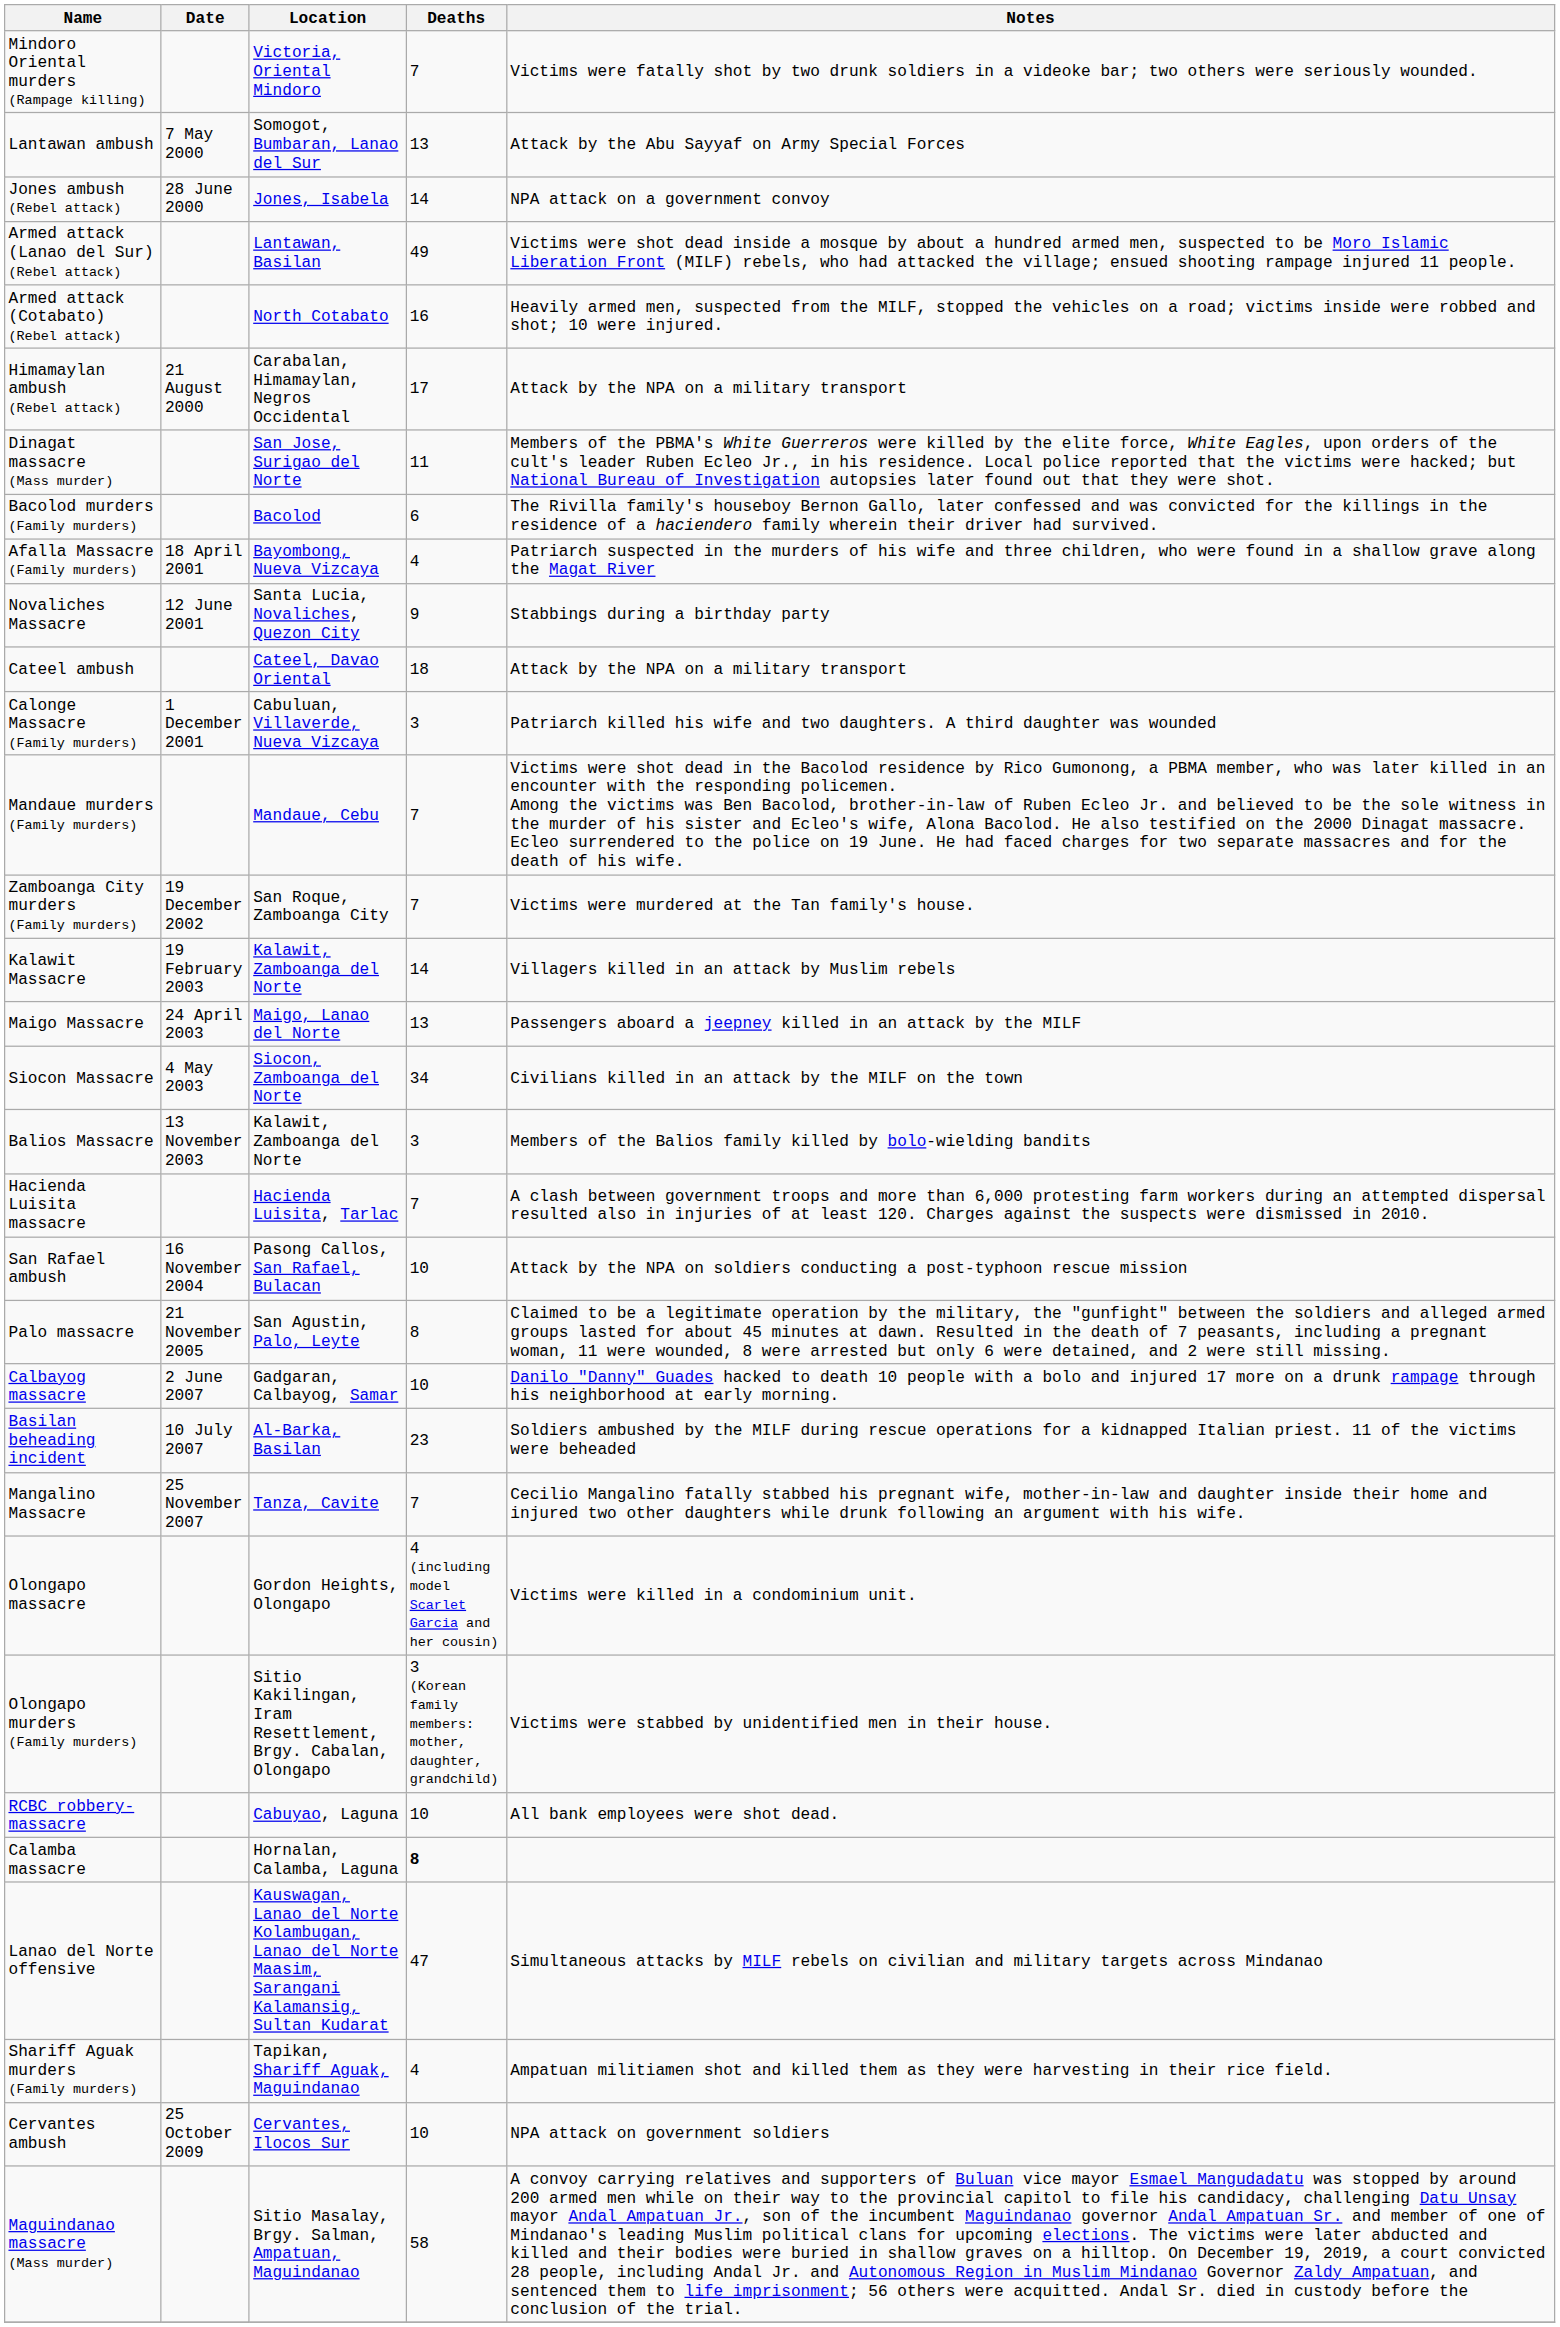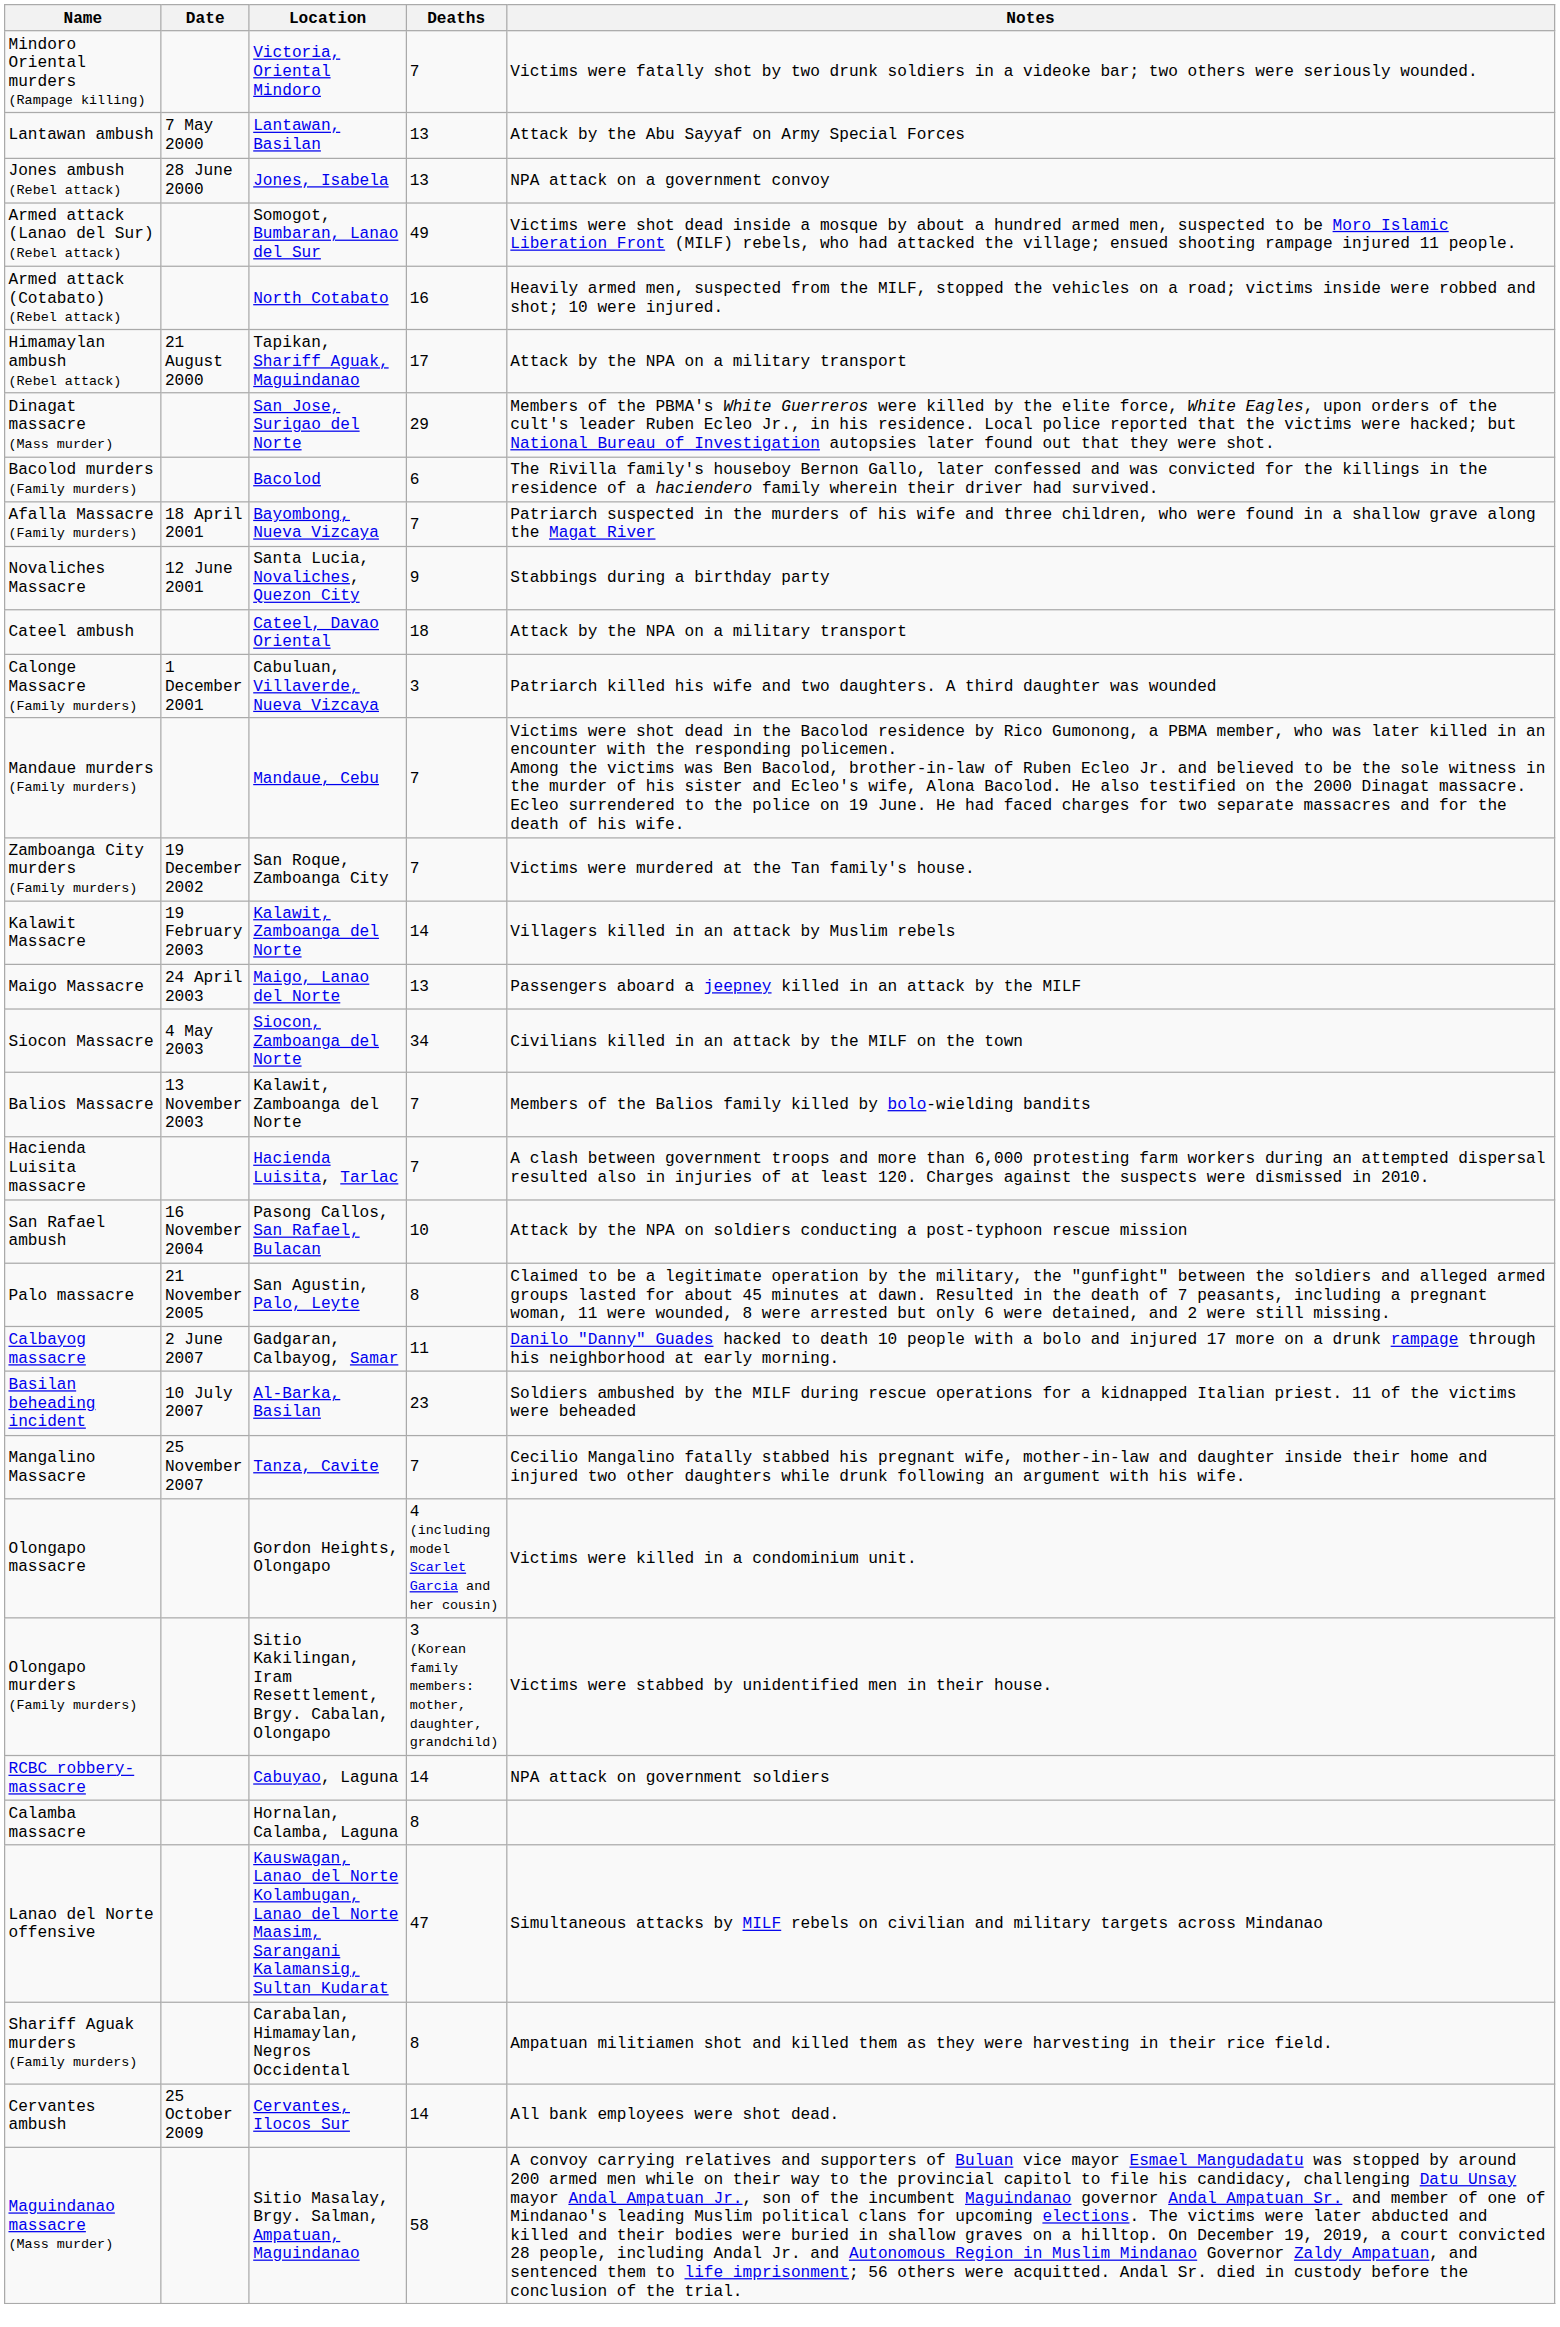(326, 145) Somogot, Bumbaran, Lanao del Sur -> (297, 135) Lantawan, Basilan
(419, 199) 14 -> (419, 180) 13
(297, 253) Lantawan, Basilan -> (326, 234) Somogot, Bumbaran, Lanao del Sur
(306, 389) Carabalan, Himamaylan, Negros Occidental -> (321, 361) Tapikan, Shariff Aguak, Maguindanao
(419, 462) 11 -> (419, 425) 29
(415, 561) 4 -> (415, 524) 7
(415, 1142) 3 -> (415, 1104) 7
(419, 1386) 10 -> (419, 1349) 11
(419, 1815) 10 -> (419, 1778) 14
(675, 1815) All bank employees were shot dead. -> (670, 1778) NPA attack on government soldiers
(415, 1860) bold -> (415, 1823) normal
(321, 2071) Tapikan, Shariff Aguak, Maguindanao -> (306, 2043) Carabalan, Himamaylan, Negros Occidental
(415, 2071) 4 -> (415, 2043) 8
(419, 2134) 10 -> (419, 2116) 14
(670, 2134) NPA attack on government soldiers -> (675, 2116) All bank employees were shot dead.
